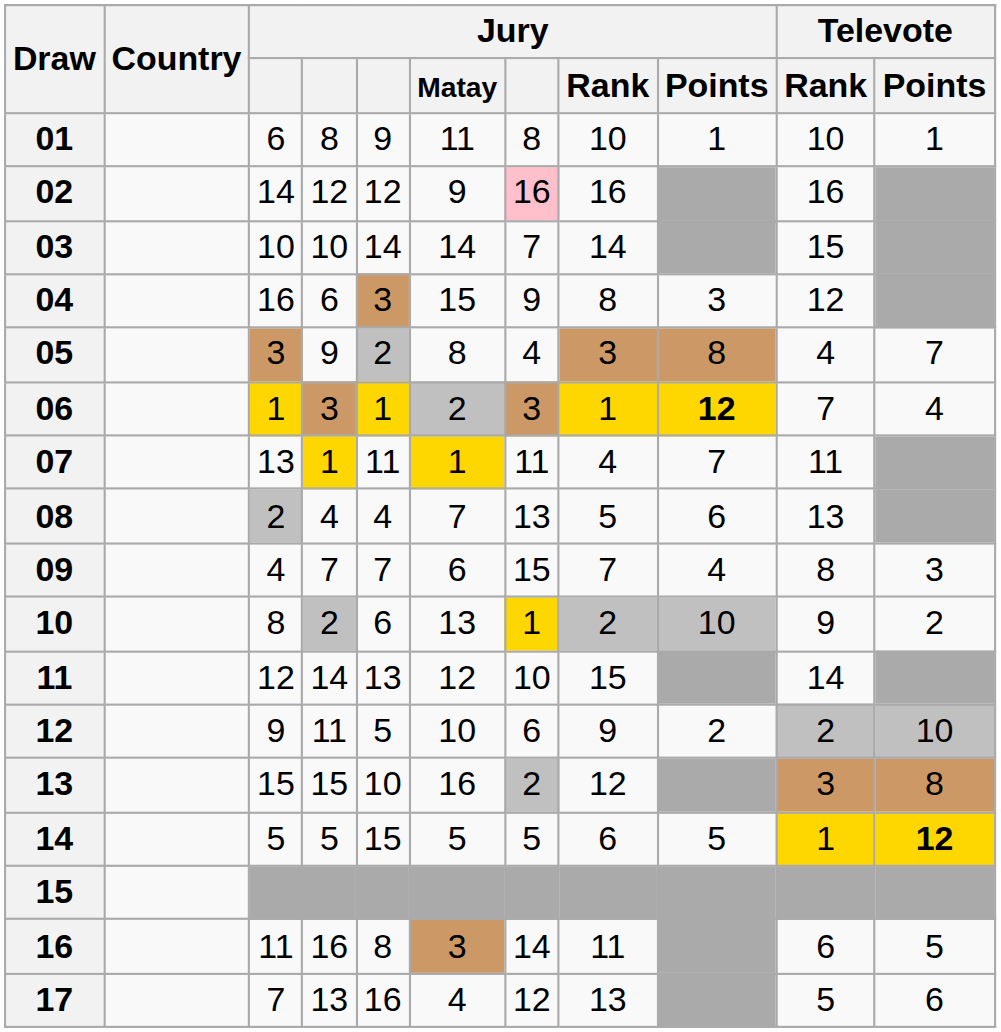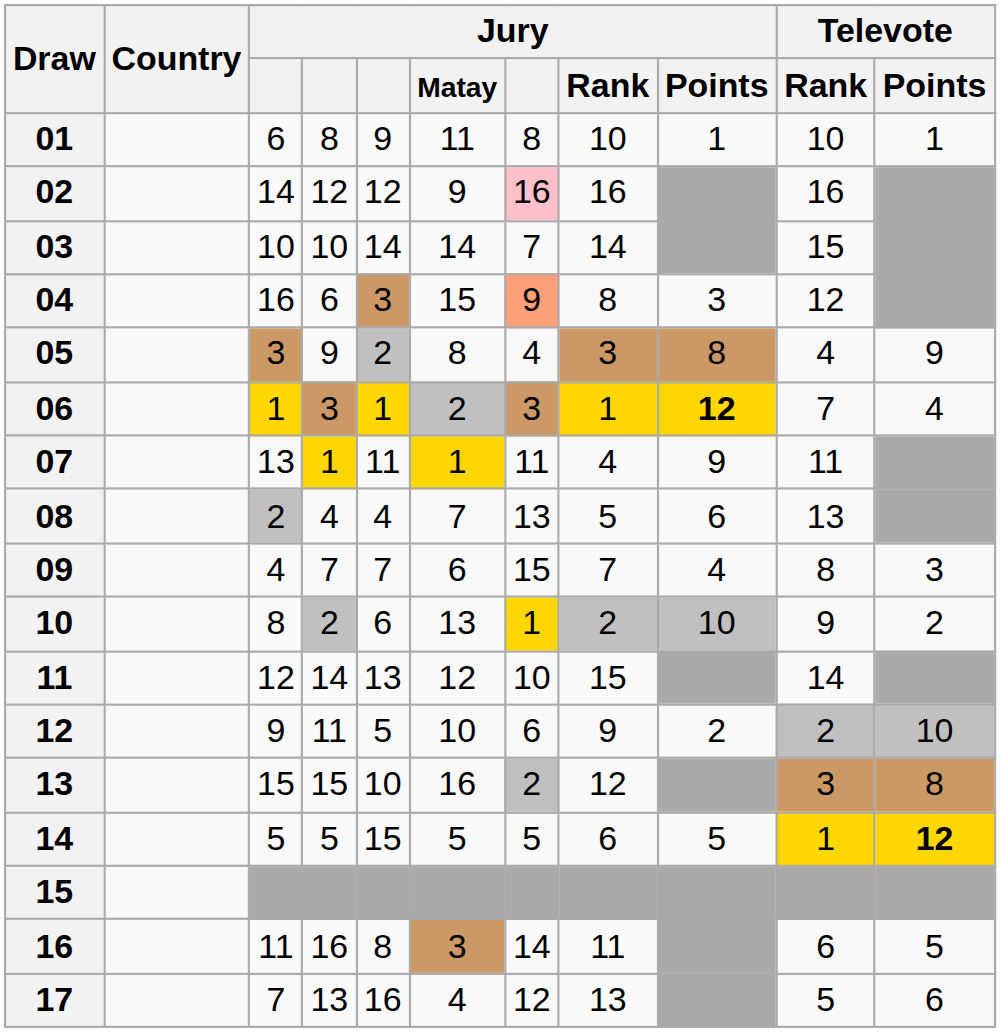(532, 300) no background -> (532, 300) lightsalmon background
(935, 354) 7 -> (935, 354) 9
(717, 461) 7 -> (717, 461) 9
